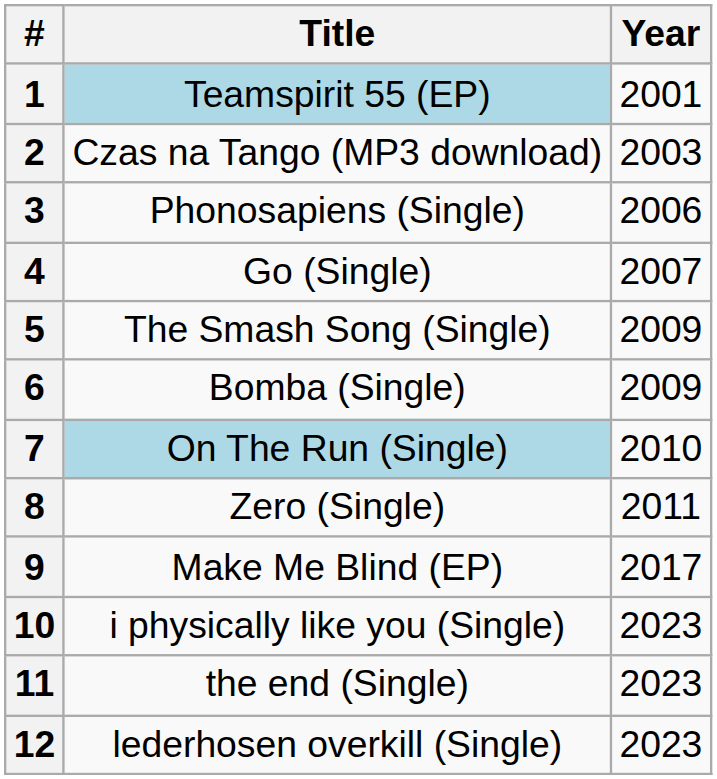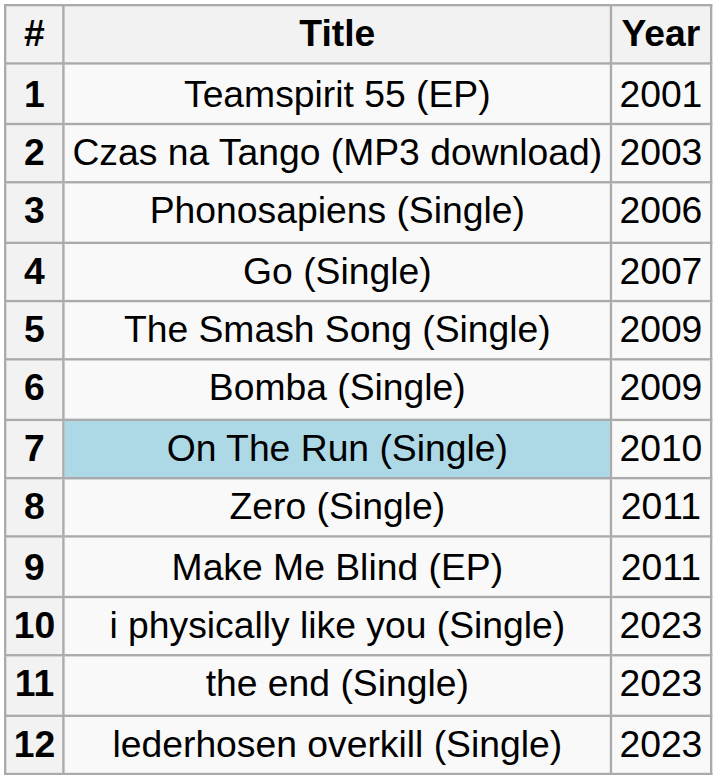(337, 93) lightblue background -> (337, 93) no background
(661, 566) 2017 -> (661, 566) 2011
